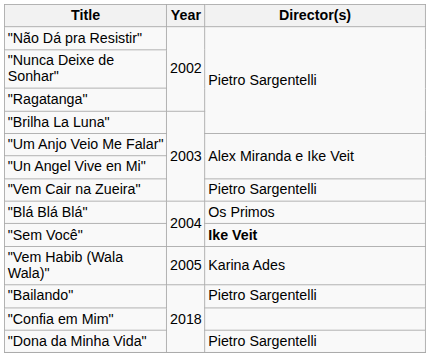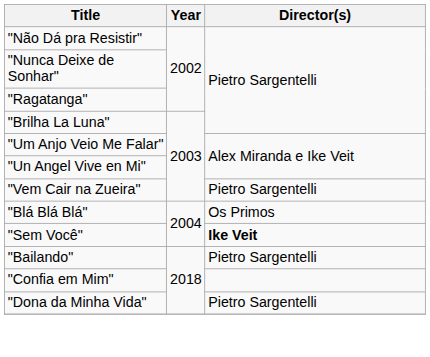- row: (65, 265)
